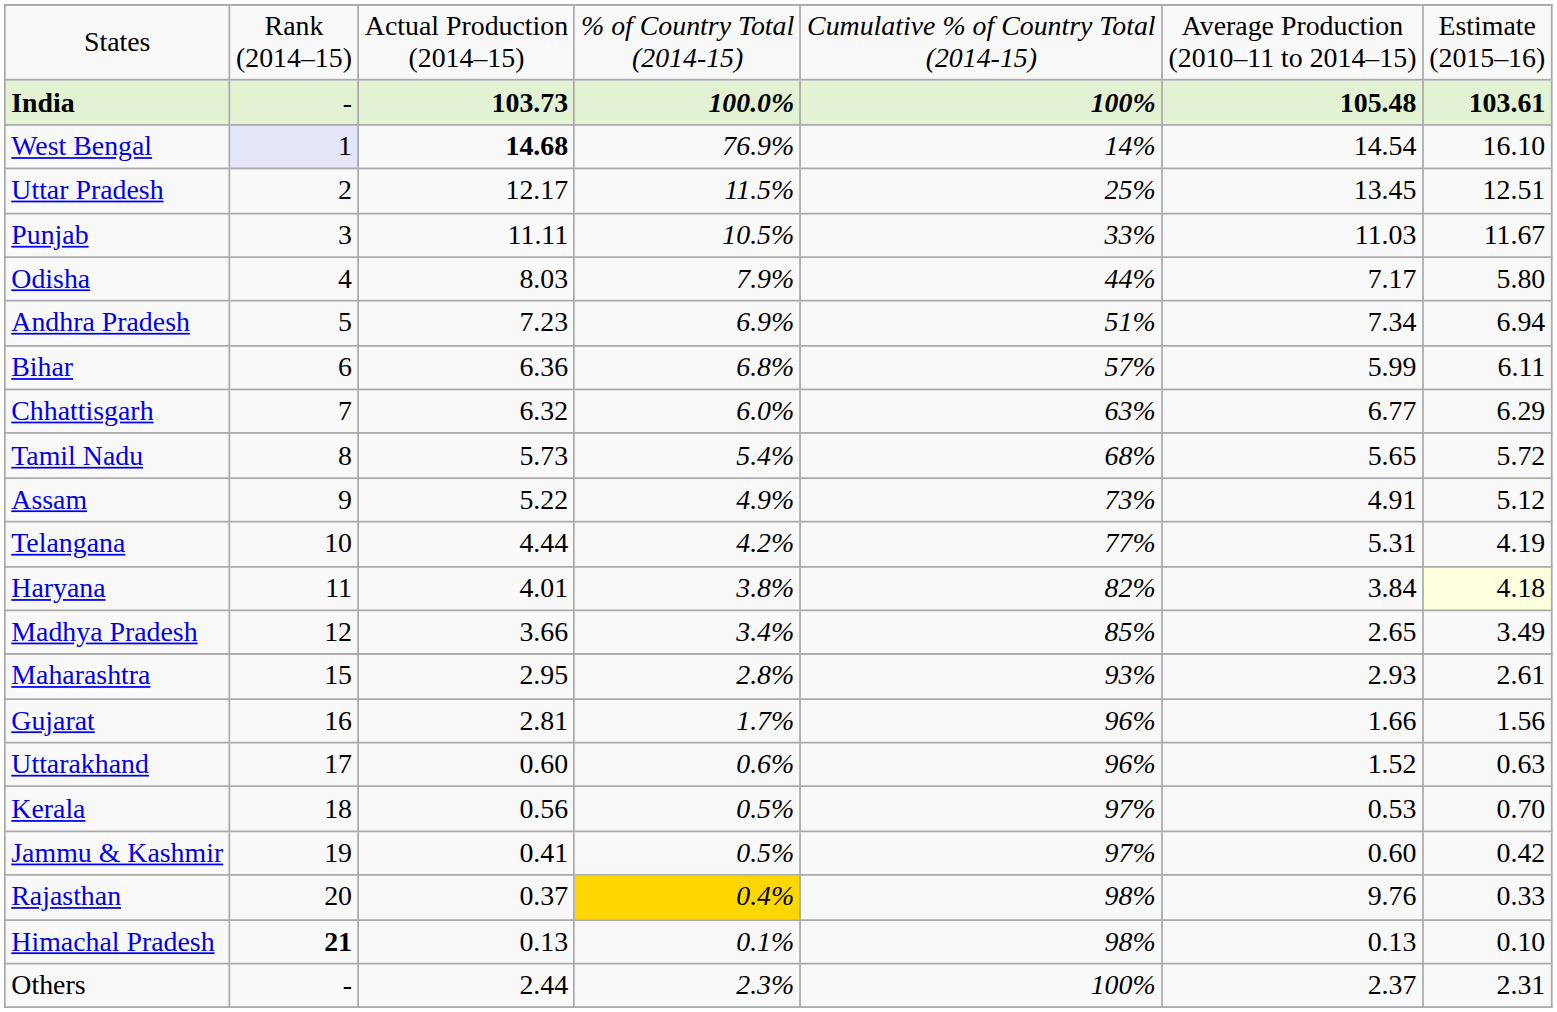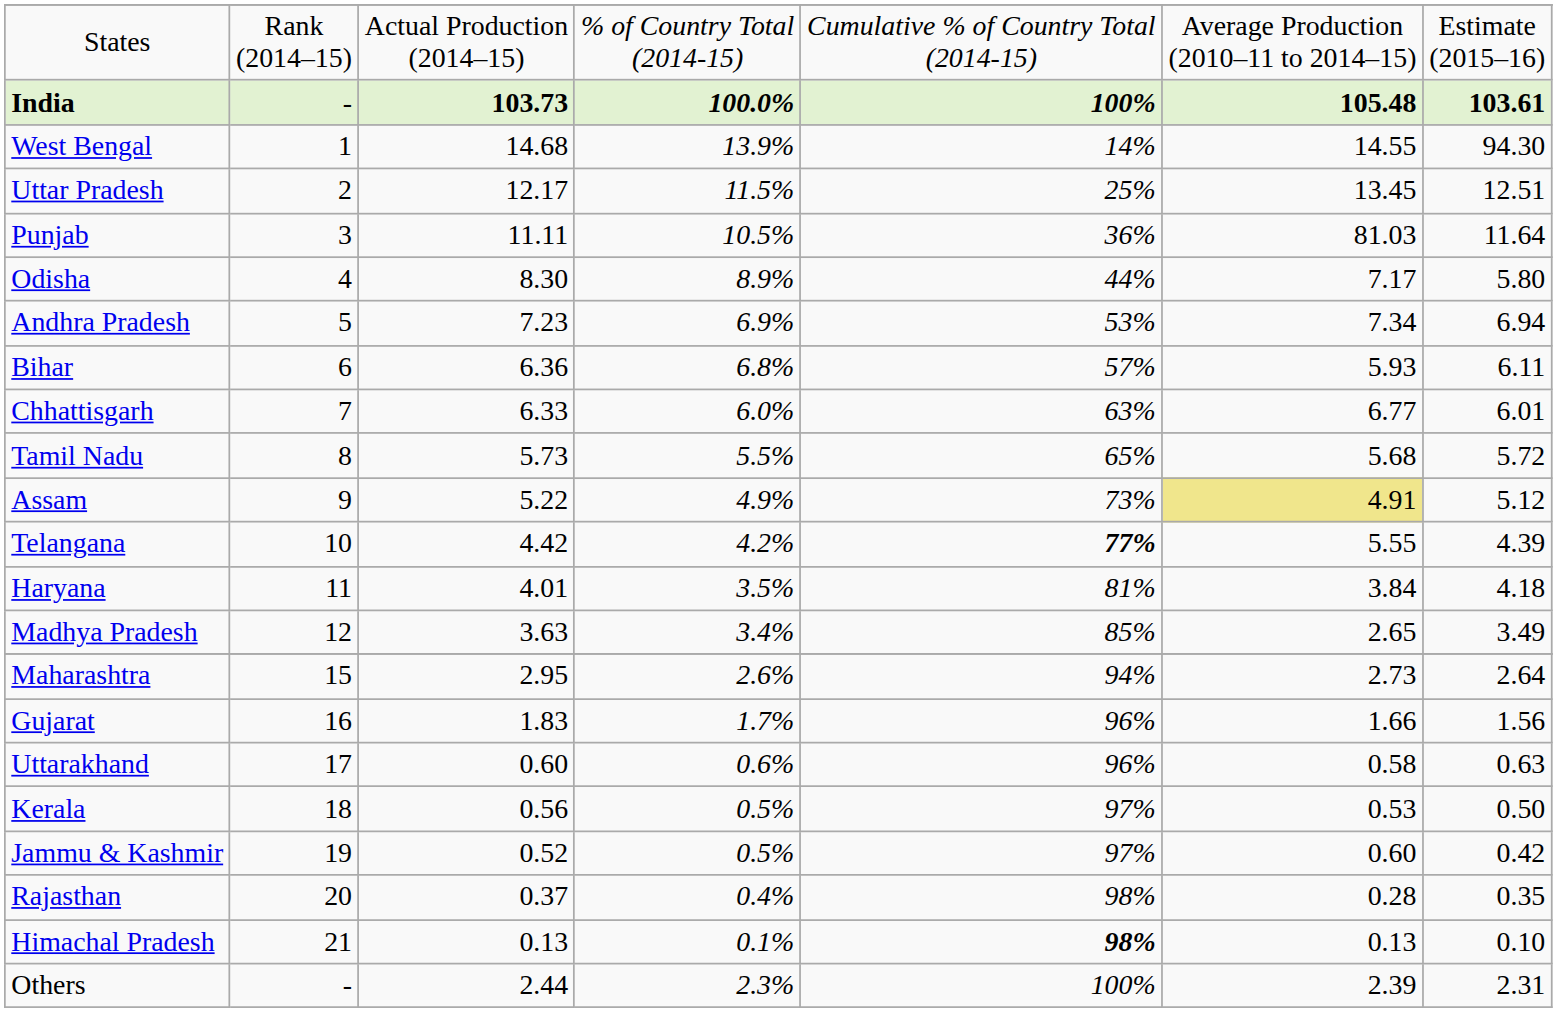(345, 146) lavender background -> (345, 146) no background
(537, 146) bold -> (537, 146) normal
(758, 146) 76.9% -> (758, 146) 13.9%
(1385, 146) 14.54 -> (1385, 146) 14.55
(1514, 146) 16.10 -> (1514, 146) 94.30
(1130, 234) 33% -> (1130, 234) 36%
(1386, 234) 11.03 -> (1385, 234) 81.03
(1514, 234) 11.67 -> (1514, 234) 11.64
(544, 278) 8.03 -> (544, 278) 8.30
(765, 278) 7.9% -> (765, 278) 8.9%
(1130, 322) 51% -> (1130, 322) 53%
(1392, 366) 5.99 -> (1392, 366) 5.93
(544, 411) 6.32 -> (544, 411) 6.33
(1521, 411) 6.29 -> (1521, 411) 6.01
(765, 455) 5.4% -> (765, 455) 5.5%
(1130, 455) 68% -> (1130, 455) 65%
(1392, 455) 5.65 -> (1392, 455) 5.68
(1392, 499) no background -> (1392, 499) khaki background
(544, 543) 4.44 -> (544, 543) 4.42
(1130, 543) normal -> (1130, 543) bold
(1392, 543) 5.31 -> (1392, 543) 5.55
(1521, 543) 4.19 -> (1521, 543) 4.39
(765, 587) 3.8% -> (765, 587) 3.5%
(1130, 587) 82% -> (1130, 587) 81%
(1521, 587) lightyellow background -> (1521, 587) no background
(544, 631) 3.66 -> (544, 631) 3.63
(765, 676) 2.8% -> (765, 676) 2.6%
(1130, 676) 93% -> (1130, 676) 94%
(1392, 676) 2.93 -> (1392, 676) 2.73
(1521, 676) 2.61 -> (1521, 676) 2.64
(544, 720) 2.81 -> (544, 720) 1.83
(1392, 764) 1.52 -> (1392, 764) 0.58
(1521, 808) 0.70 -> (1521, 808) 0.50
(544, 852) 0.41 -> (544, 852) 0.52
(765, 896) gold background -> (765, 896) no background
(1392, 896) 9.76 -> (1392, 896) 0.28
(1521, 896) 0.33 -> (1521, 896) 0.35
(338, 940) bold -> (338, 940) normal
(1130, 940) normal -> (1130, 940) bold
(1392, 985) 2.37 -> (1392, 985) 2.39
